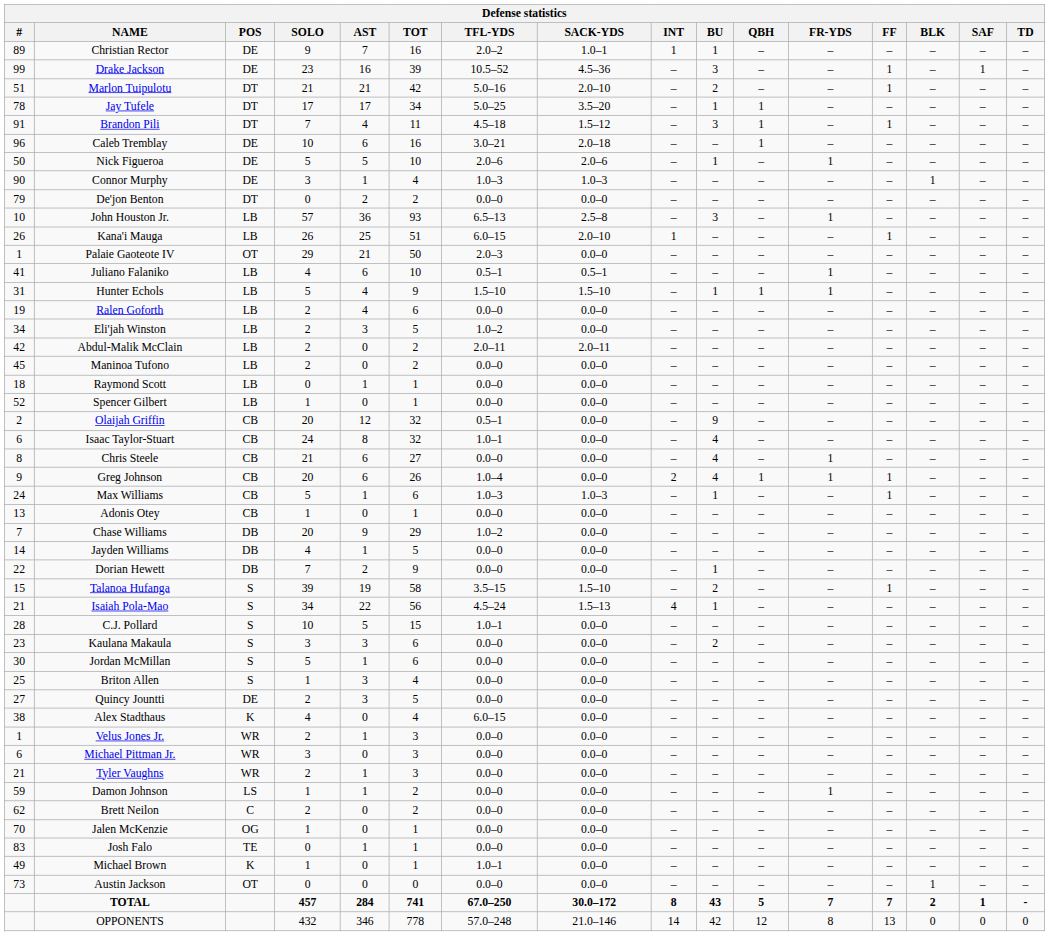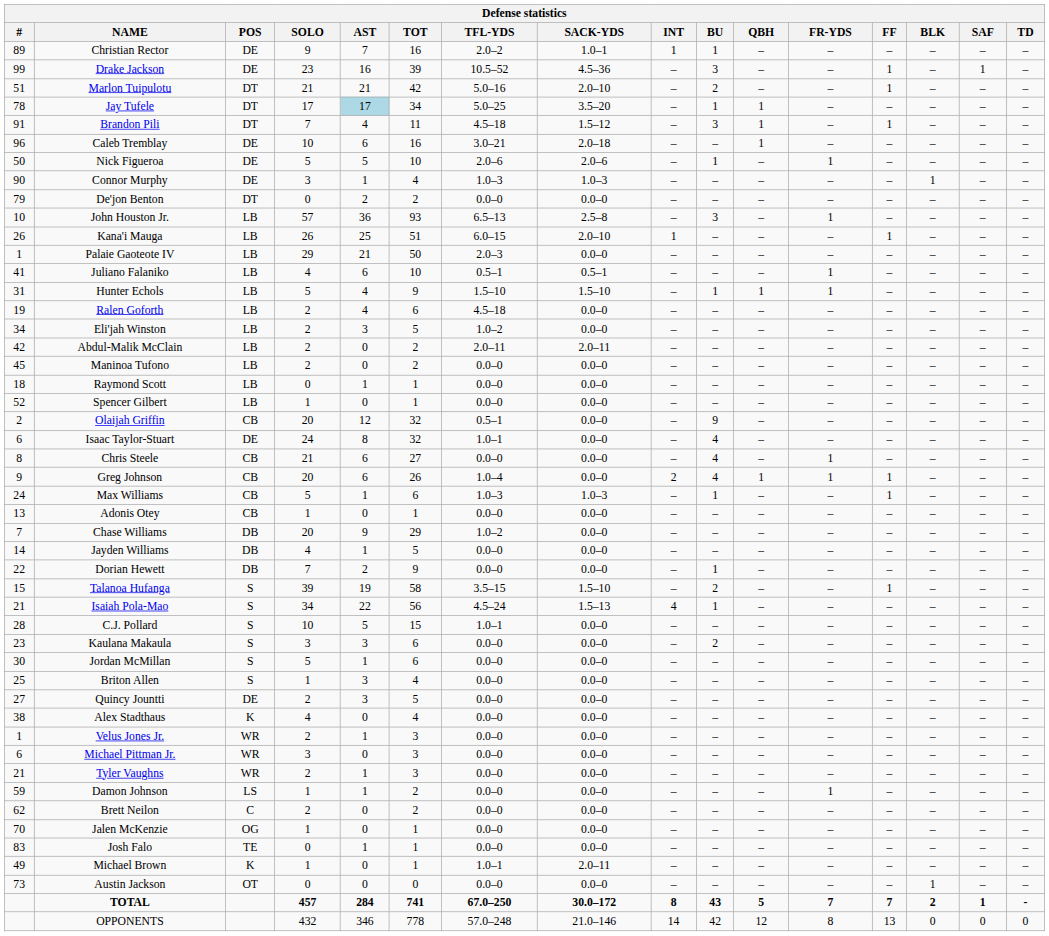(365, 106) no background -> (365, 106) lightblue background
(250, 254) OT -> (250, 254) LB
(489, 310) 0.0–0 -> (489, 310) 4.5–18
(250, 439) CB -> (250, 439) DE
(489, 717) 6.0–15 -> (489, 717) 0.0–0
(594, 865) 0.0–0 -> (594, 865) 2.0–11
